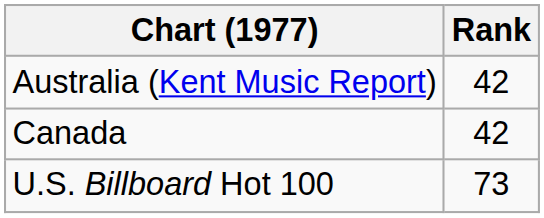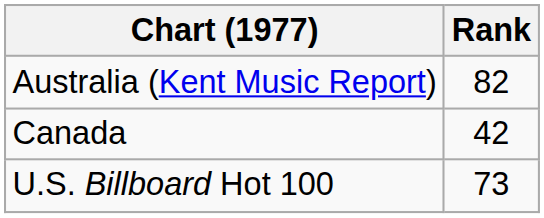(491, 81) 42 -> (491, 81) 82
